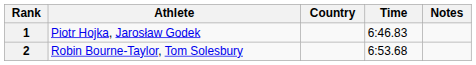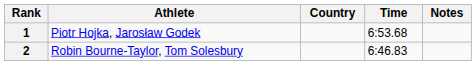(387, 32) 6:46.83 -> (387, 32) 6:53.68
(387, 51) 6:53.68 -> (387, 51) 6:46.83
